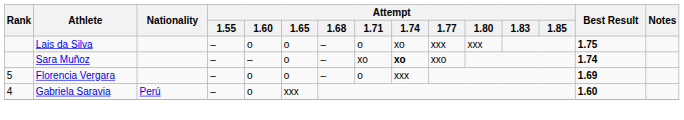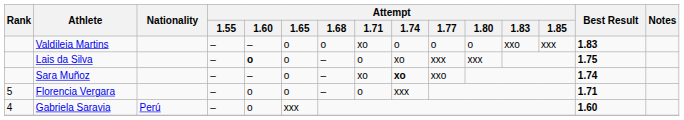+ row: (72, 44)
(250, 44) normal -> (250, 60) bold
(588, 76) 1.69 -> (588, 92) 1.71
